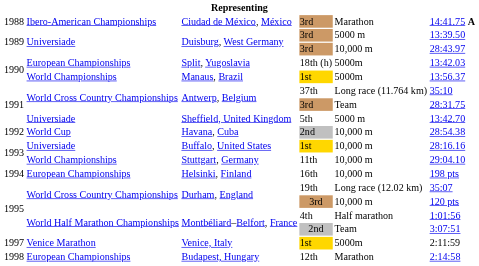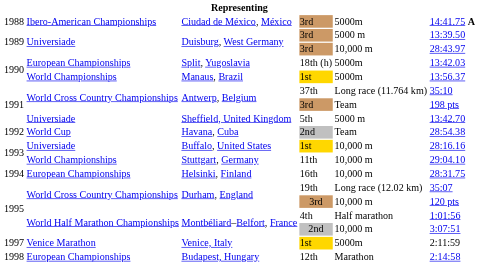(354, 21) Marathon -> (349, 21) 5000m
(447, 104) 28:31.75 -> (444, 104) 198 pts
(354, 132) 10,000 m -> (346, 132) Team
(444, 174) 198 pts -> (447, 174) 28:31.75
(346, 229) Team -> (354, 229) 10,000 m
